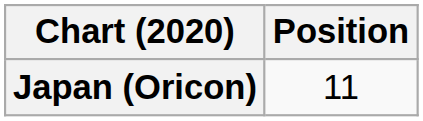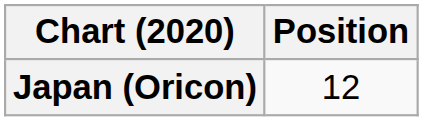(341, 86) 11 -> (341, 86) 12
